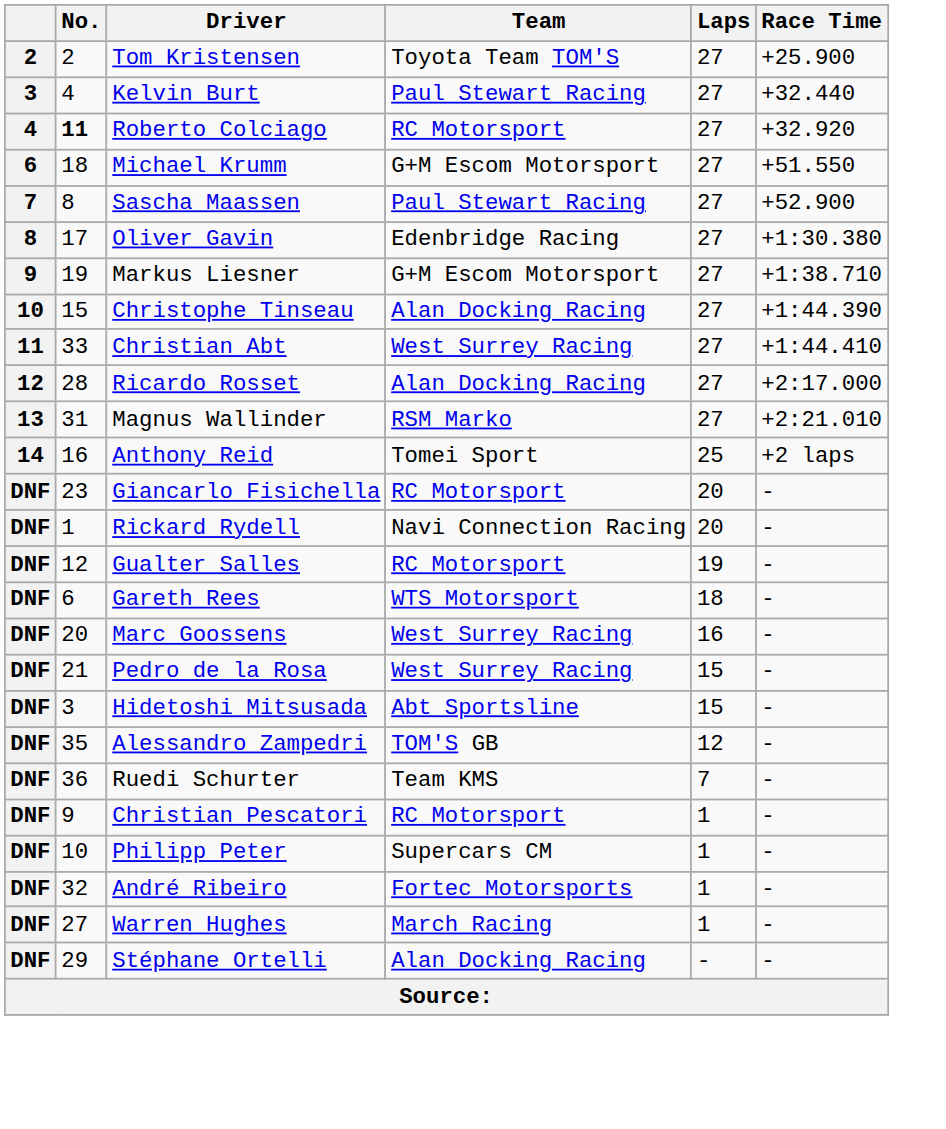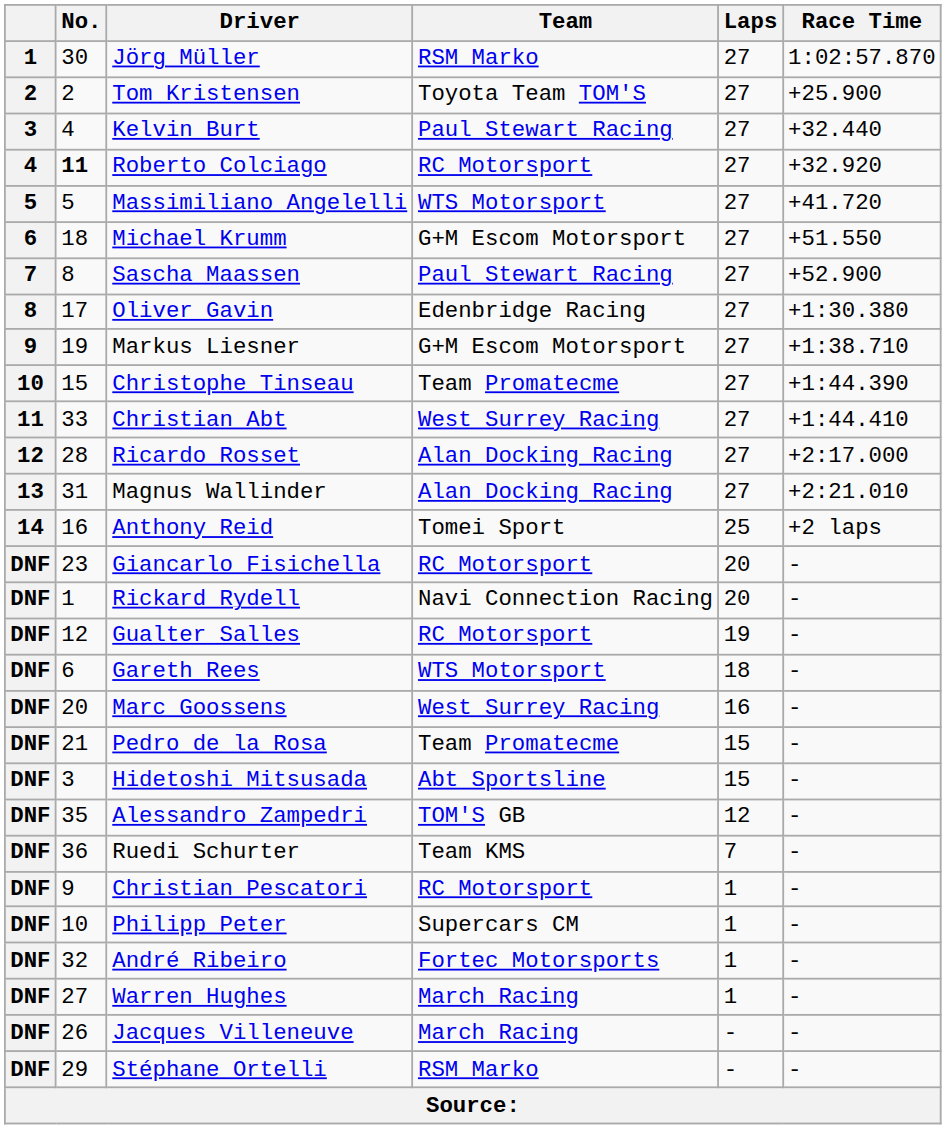+ row: (186, 59)
+ row: (260, 204)
(519, 312) Alan Docking Racing -> (519, 384) Team Promatecme
(452, 420) RSM Marko -> (545, 492) Alan Docking Racing
(512, 673) West Surrey Racing -> (519, 745) Team Promatecme
+ row: (233, 1034)
(519, 962) Alan Docking Racing -> (478, 1070) RSM Marko
